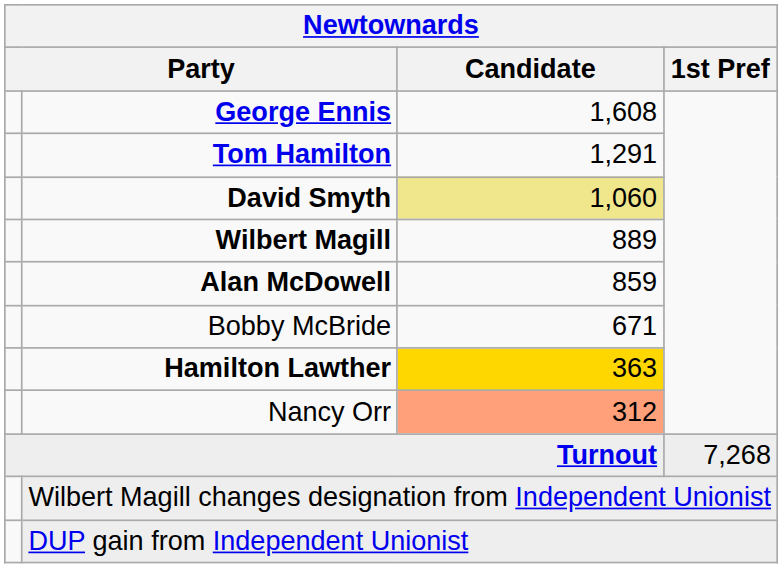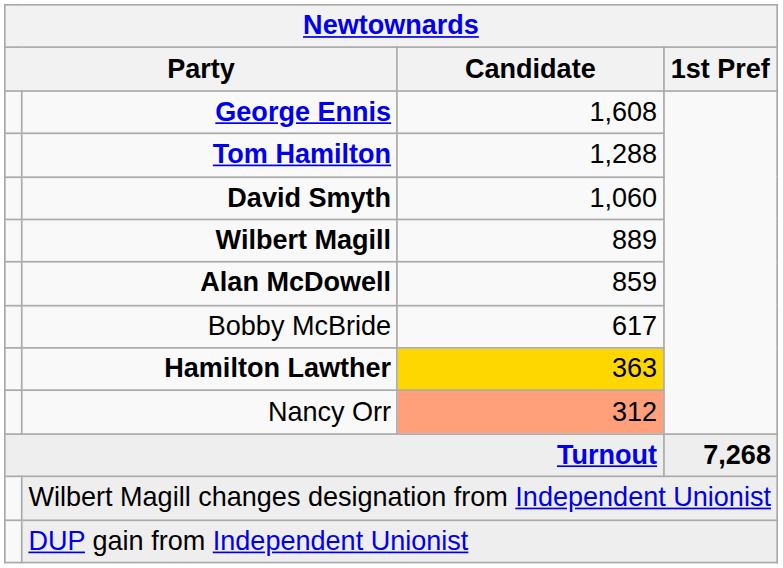(623, 154) 1,291 -> (623, 154) 1,288
(623, 197) khaki background -> (623, 197) no background
(635, 326) 671 -> (635, 326) 617
(737, 454) normal -> (737, 454) bold
